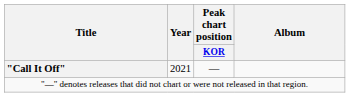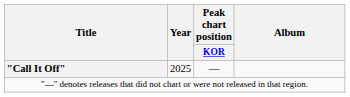(181, 69) 2021 -> (181, 69) 2025
